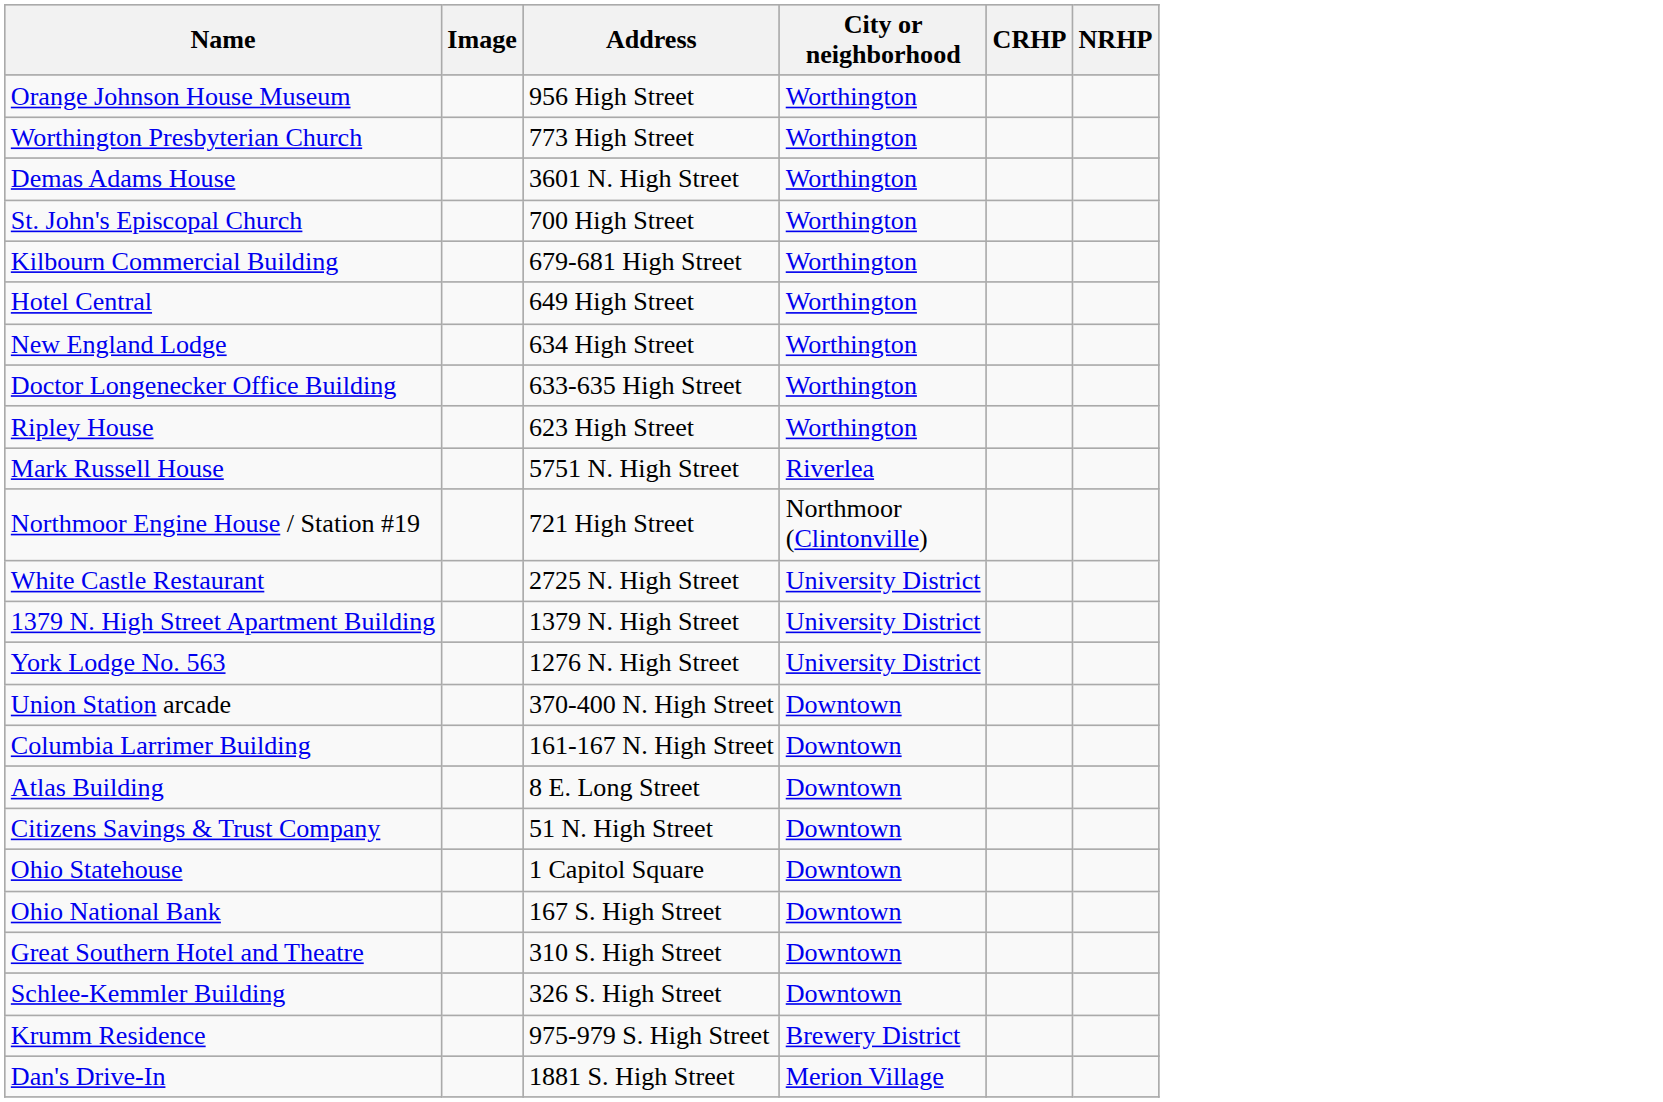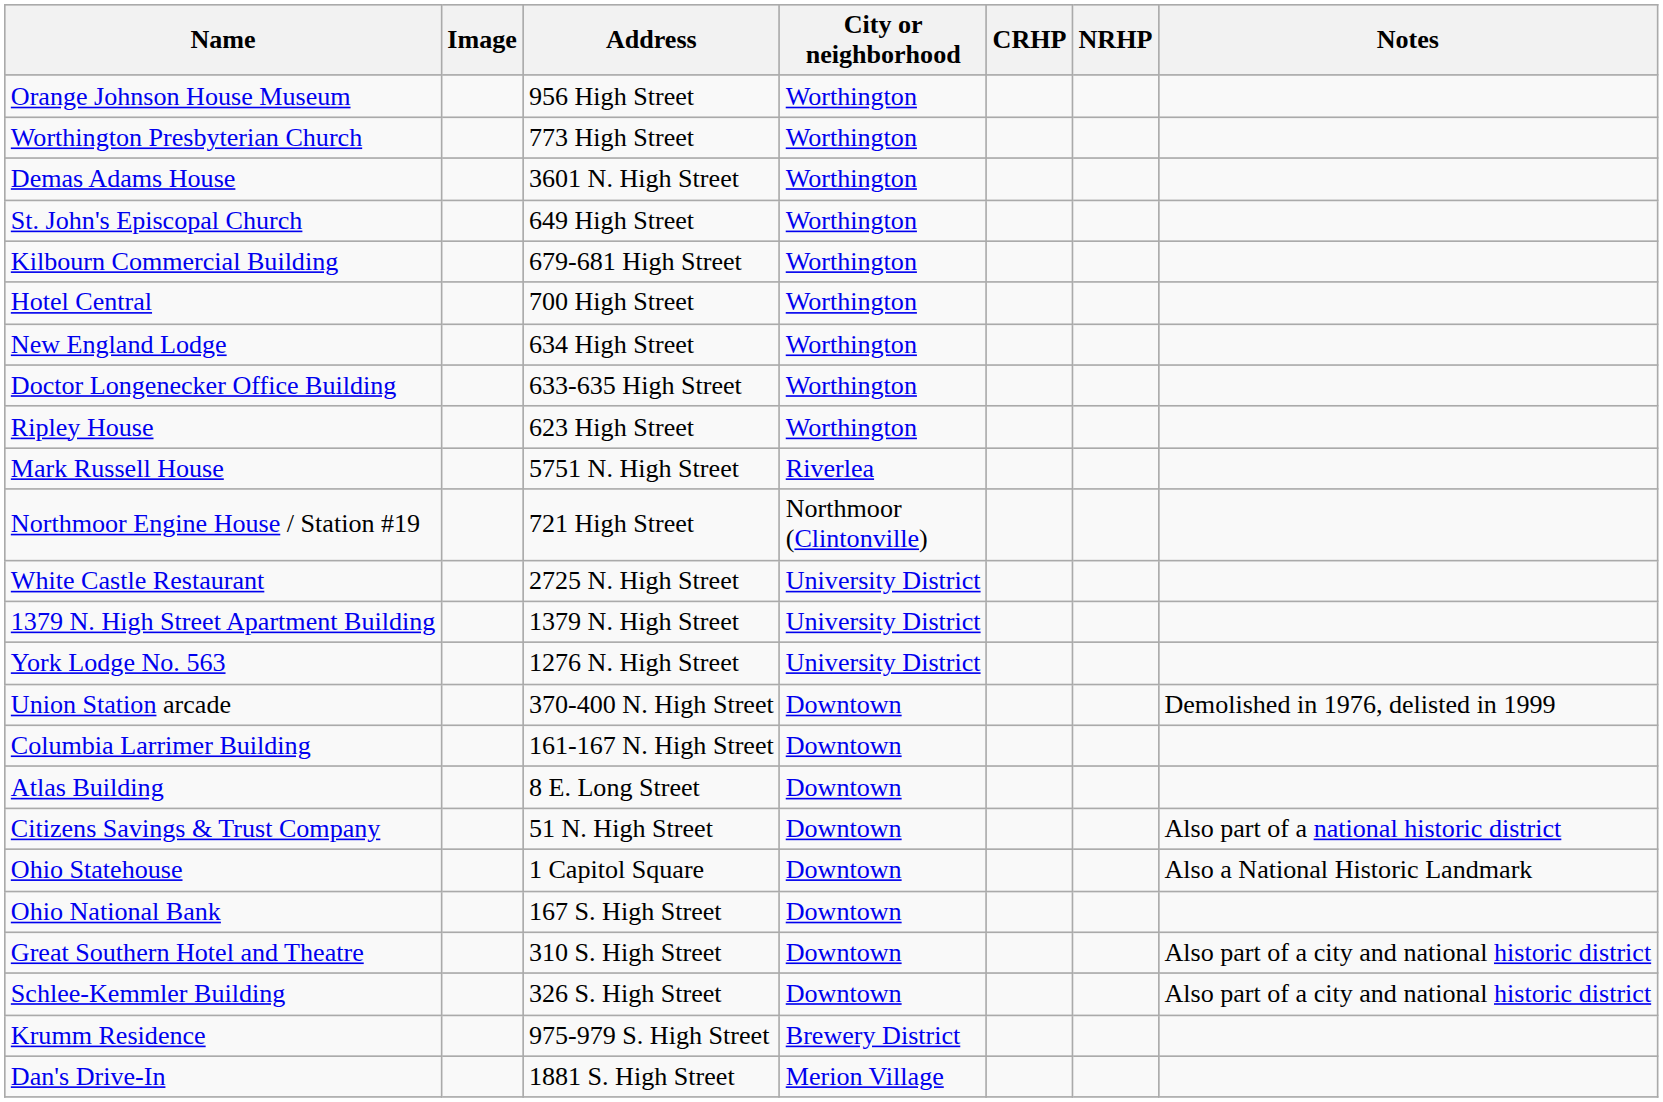+ column: (1408, 39)
(611, 219) 700 High Street -> (611, 219) 649 High Street
(611, 302) 649 High Street -> (611, 302) 700 High Street
